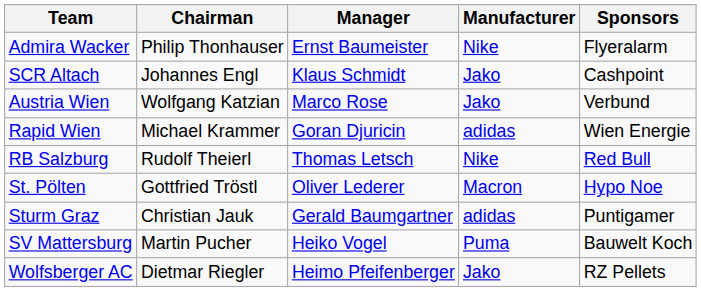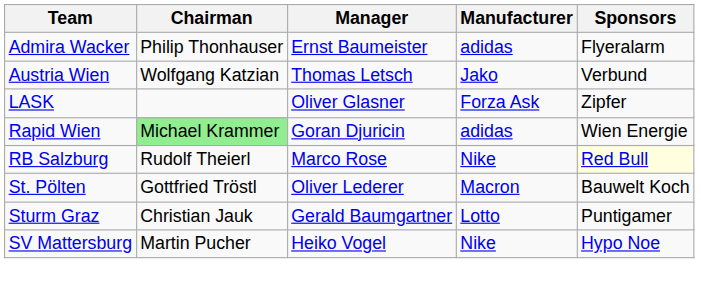(481, 46) Nike -> (487, 46) adidas
- row: (54, 74)
(340, 103) Marco Rose -> (352, 74) Thomas Letsch
+ row: (31, 103)
(210, 131) no background -> (210, 131) lightgreen background
(353, 159) Thomas Letsch -> (339, 159) Marco Rose
(617, 159) no background -> (615, 159) lightyellow background
(623, 187) Hypo Noe -> (635, 187) Bauwelt Koch
(489, 215) adidas -> (480, 215) Lotto
(486, 243) Puma -> (478, 243) Nike
(638, 243) Bauwelt Koch -> (621, 243) Hypo Noe
- row: (71, 272)
